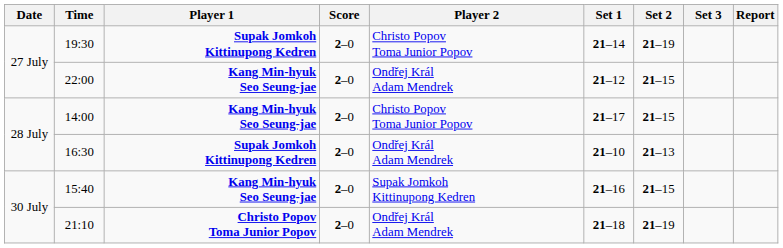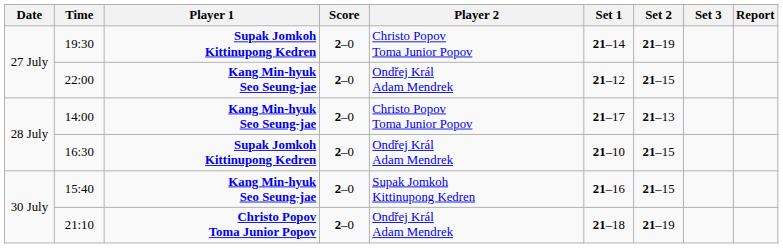(659, 116) 21–15 -> (659, 116) 21–13
(659, 152) 21–13 -> (659, 152) 21–15
